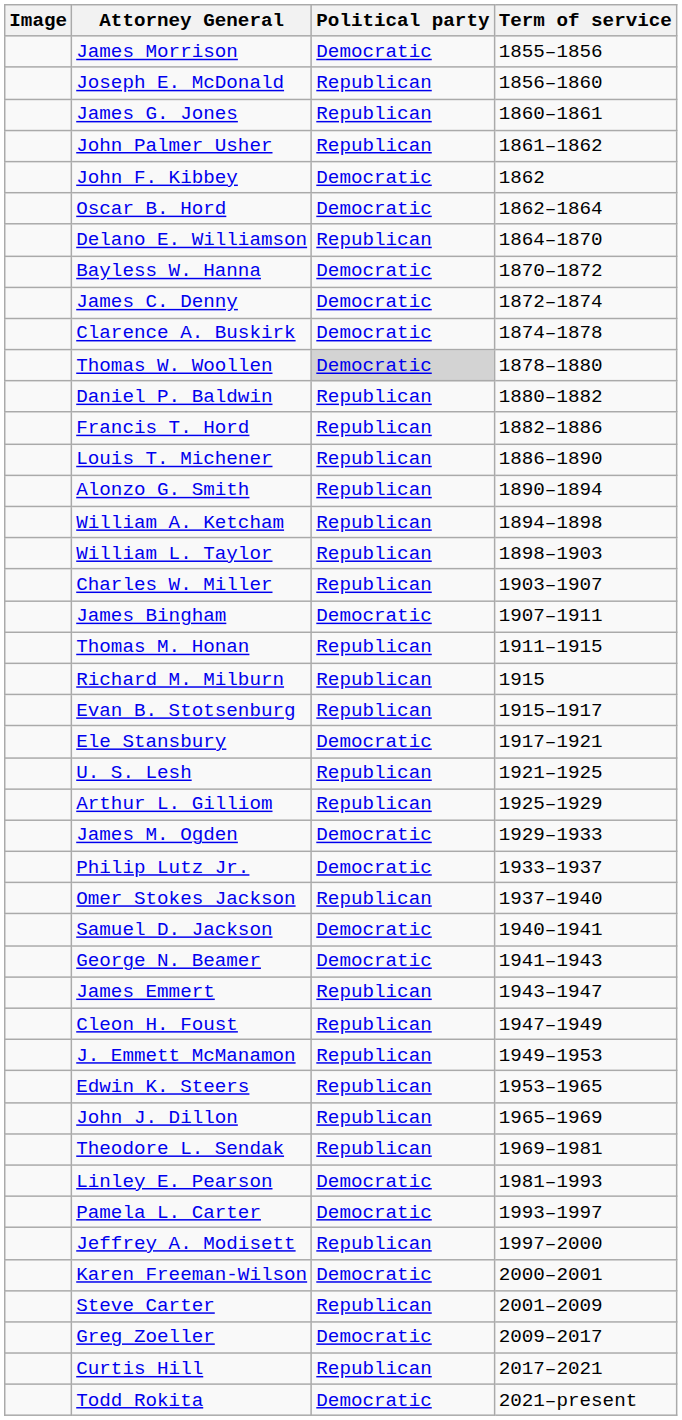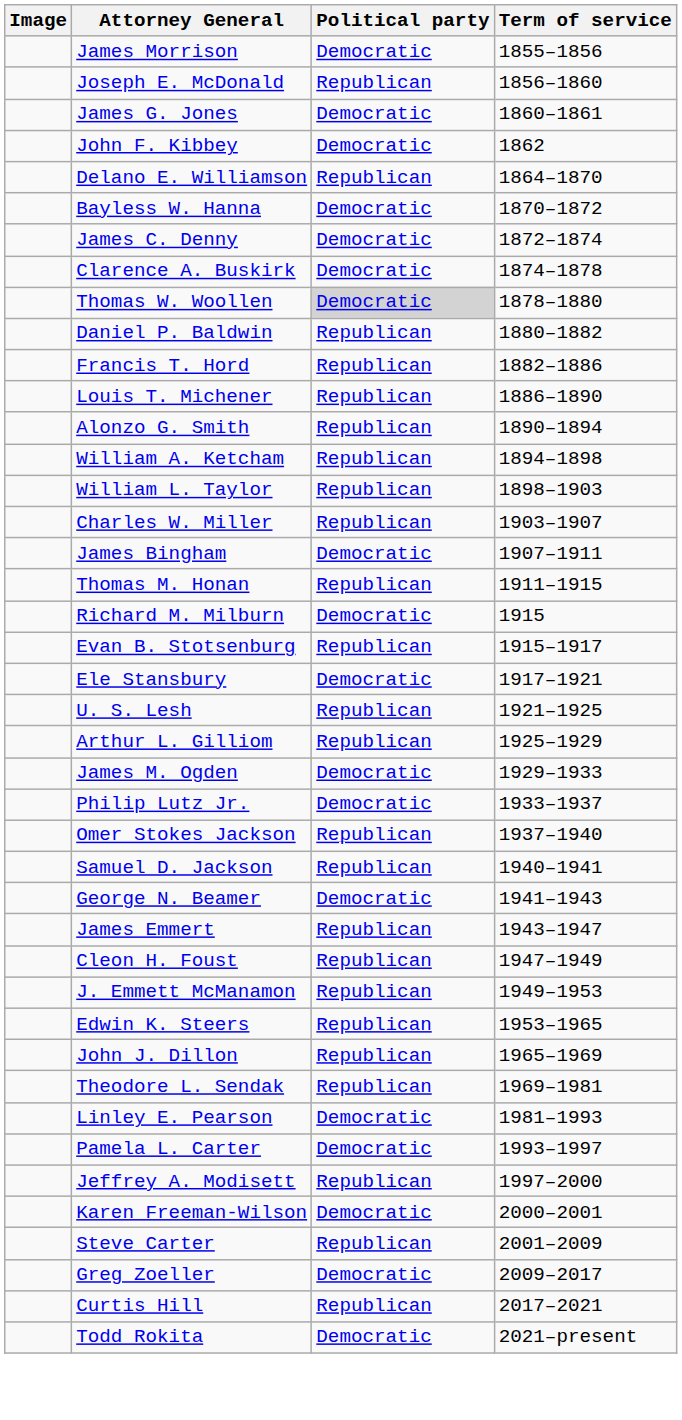(374, 114) Republican -> (374, 114) Democratic
- row: (174, 146)
- row: (151, 209)
(374, 679) Republican -> (374, 616) Democratic
(374, 930) Democratic -> (374, 867) Republican
